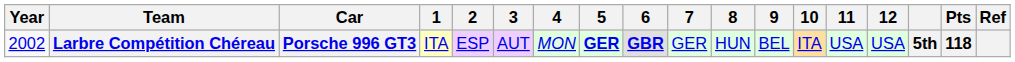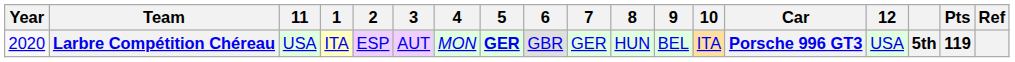columns swapped: (350, 17) <-> (846, 17)
(27, 43) 2002 -> (27, 43) 2020
(646, 43) bold -> (545, 43) normal
(958, 43) 118 -> (958, 43) 119
